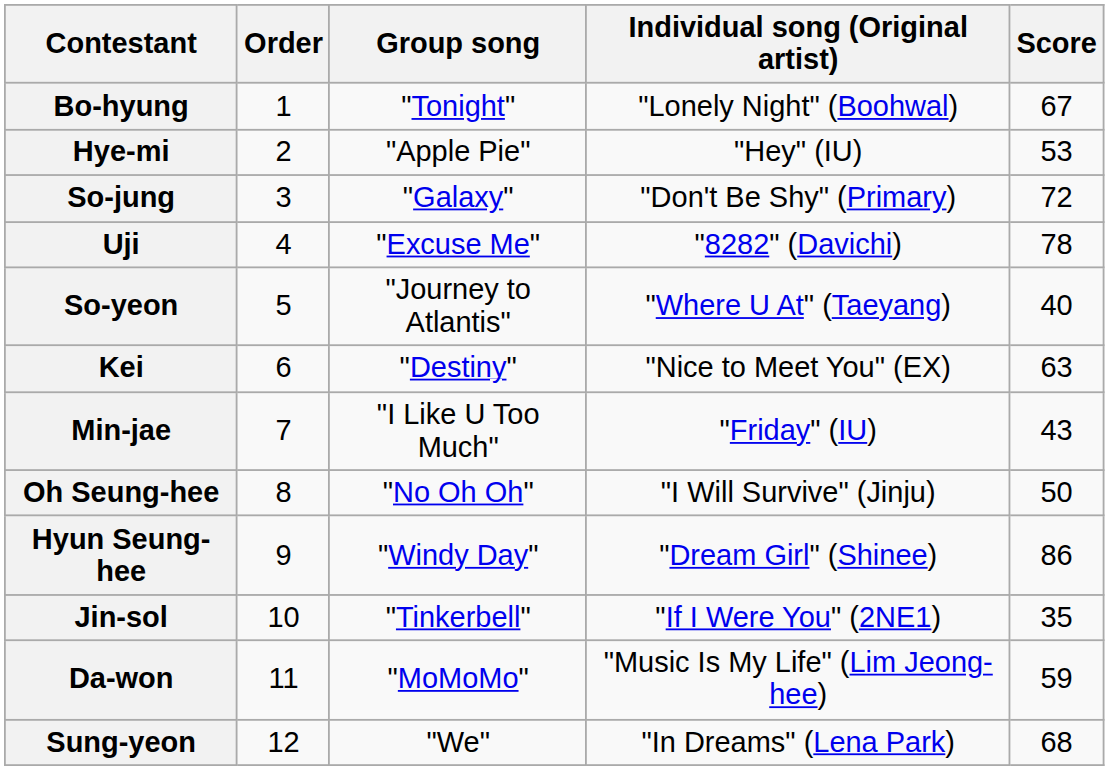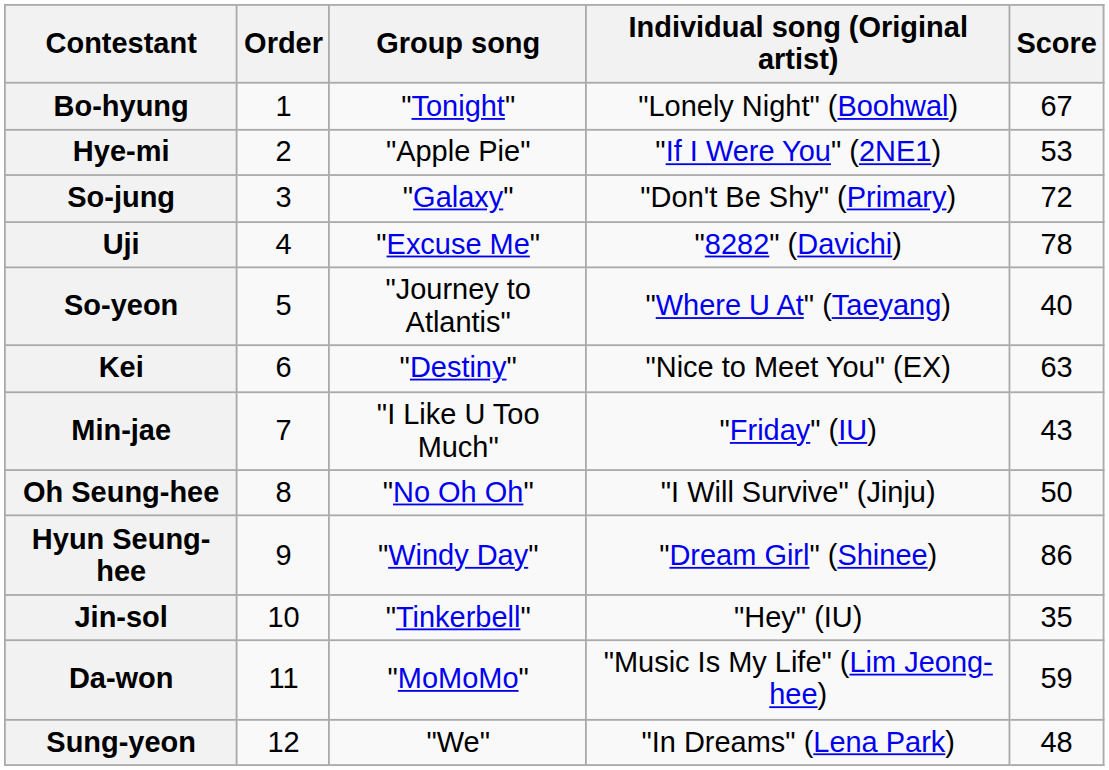(798, 151) "Hey" (IU) -> (798, 151) "If I Were You" (2NE1)
(798, 617) "If I Were You" (2NE1) -> (798, 617) "Hey" (IU)
(1057, 741) 68 -> (1057, 741) 48
